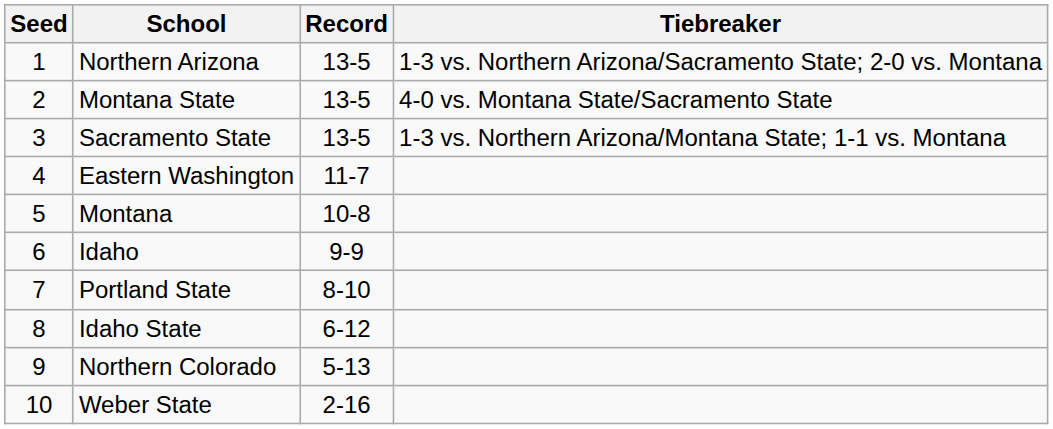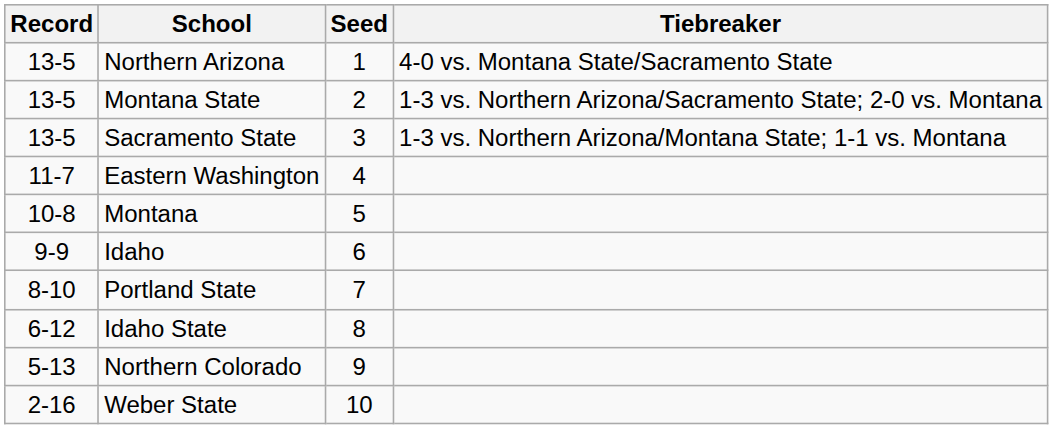columns swapped: (39, 24) <-> (347, 24)
(721, 62) 1-3 vs. Northern Arizona/Sacramento State; 2-0 vs. Montana -> (616, 62) 4-0 vs. Montana State/Sacramento State
(616, 100) 4-0 vs. Montana State/Sacramento State -> (721, 100) 1-3 vs. Northern Arizona/Sacramento State; 2-0 vs. Montana
